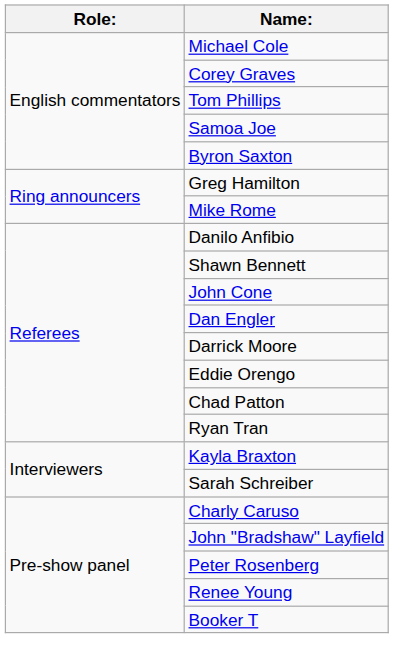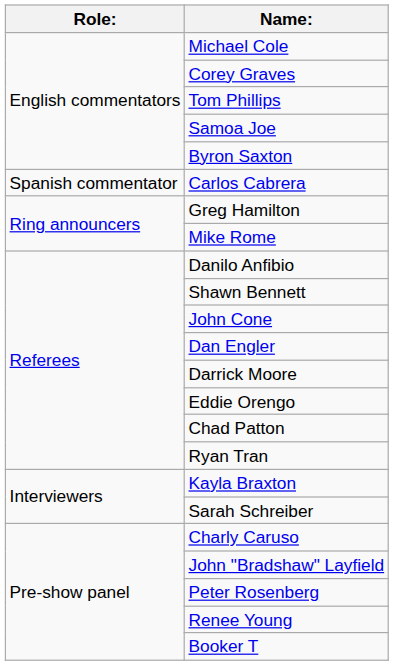+ row: (247, 183)
